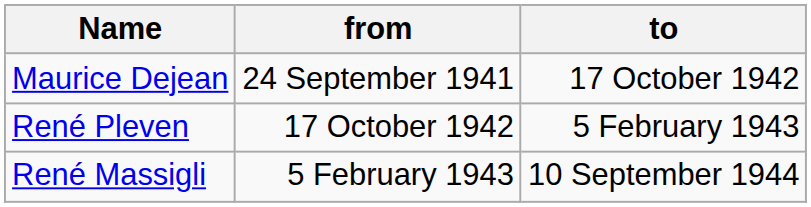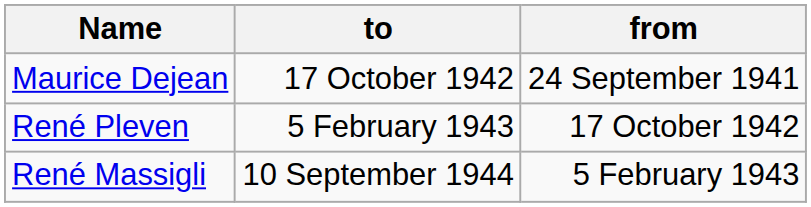columns swapped: (378, 28) <-> (664, 28)
